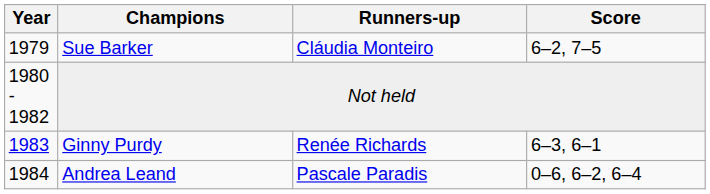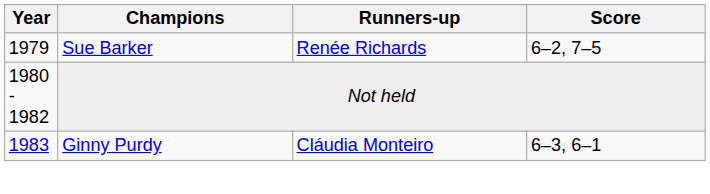(365, 47) Cláudia Monteiro -> (361, 47) Renée Richards
(361, 145) Renée Richards -> (365, 145) Cláudia Monteiro
- row: (119, 174)
